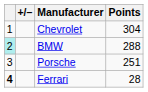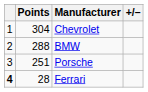columns swapped: (25, 13) <-> (125, 13)
(10, 46) paleturquoise background -> (10, 46) no background
